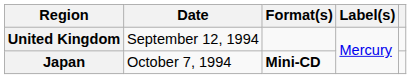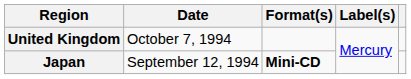(193, 39) September 12, 1994 -> (179, 39) October 7, 1994
(179, 62) October 7, 1994 -> (193, 62) September 12, 1994
